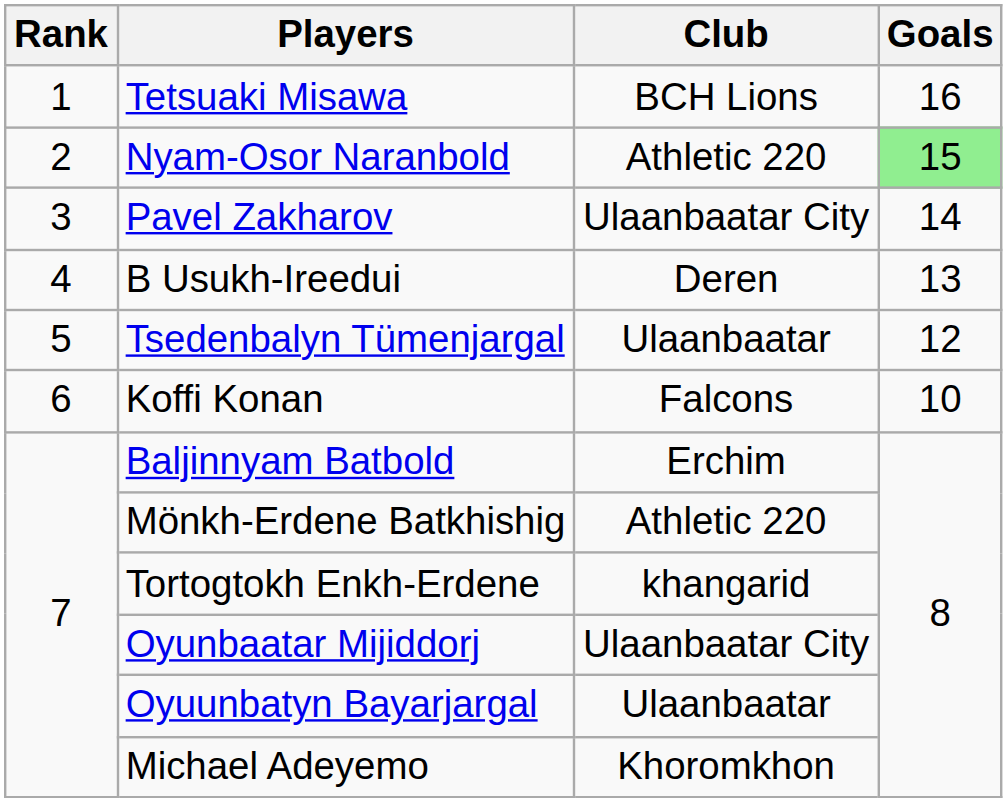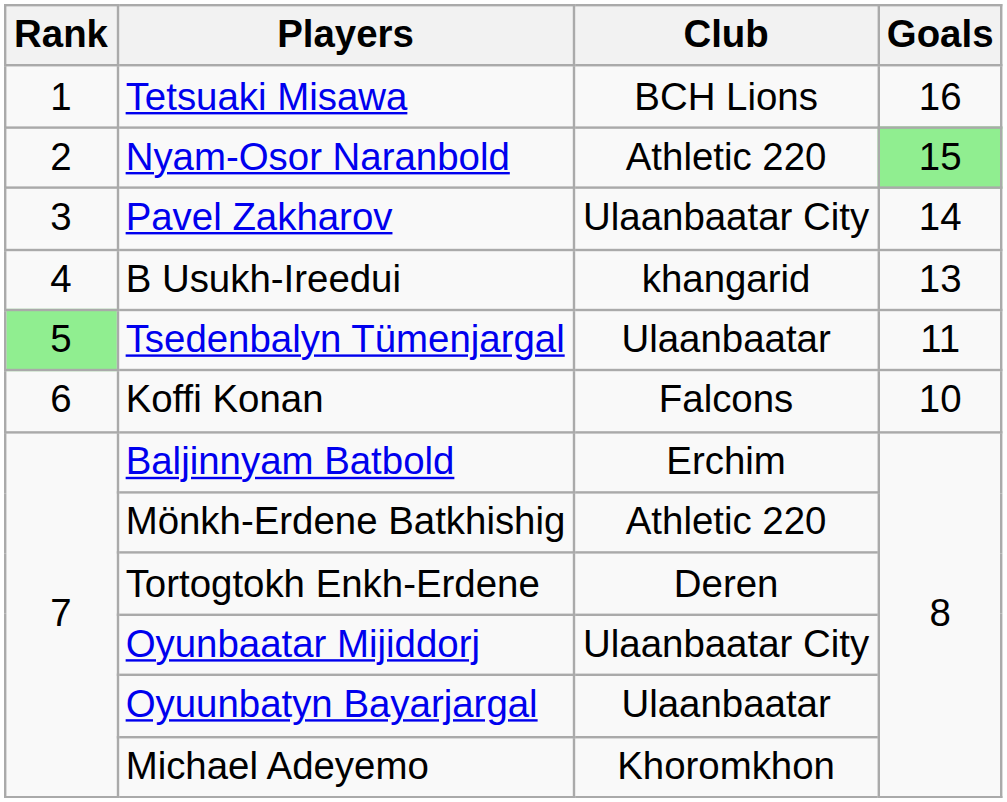(726, 278) Deren -> (726, 278) khangarid
(61, 339) no background -> (61, 339) lightgreen background
(940, 339) 12 -> (940, 339) 11
(726, 583) khangarid -> (726, 583) Deren
